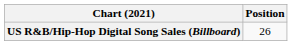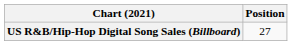(265, 31) 26 -> (265, 31) 27
